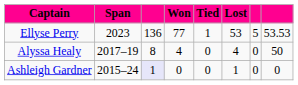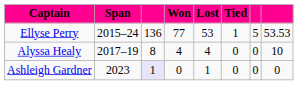columns swapped: (236, 13) <-> (208, 13)
(118, 32) 2023 -> (118, 32) 2015–24
(277, 51) 50 -> (277, 51) 10
(118, 70) 2015–24 -> (118, 70) 2023
